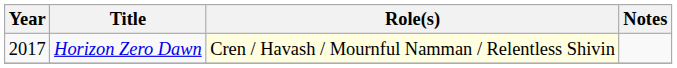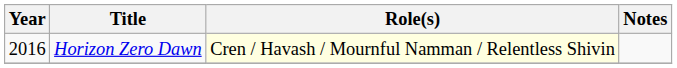(27, 48) 2017 -> (27, 48) 2016
